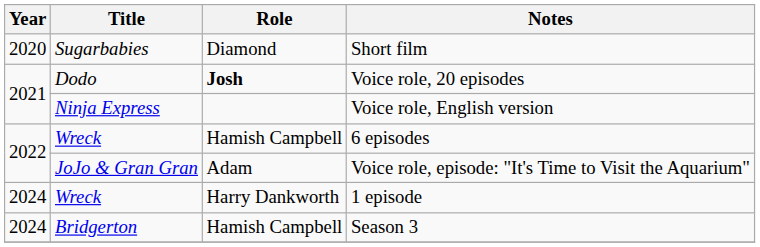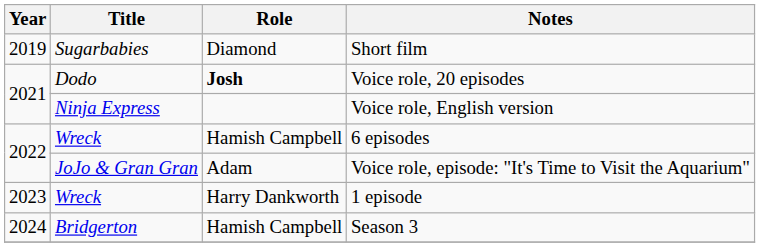(28, 49) 2020 -> (28, 49) 2019
(28, 197) 2024 -> (28, 197) 2023
